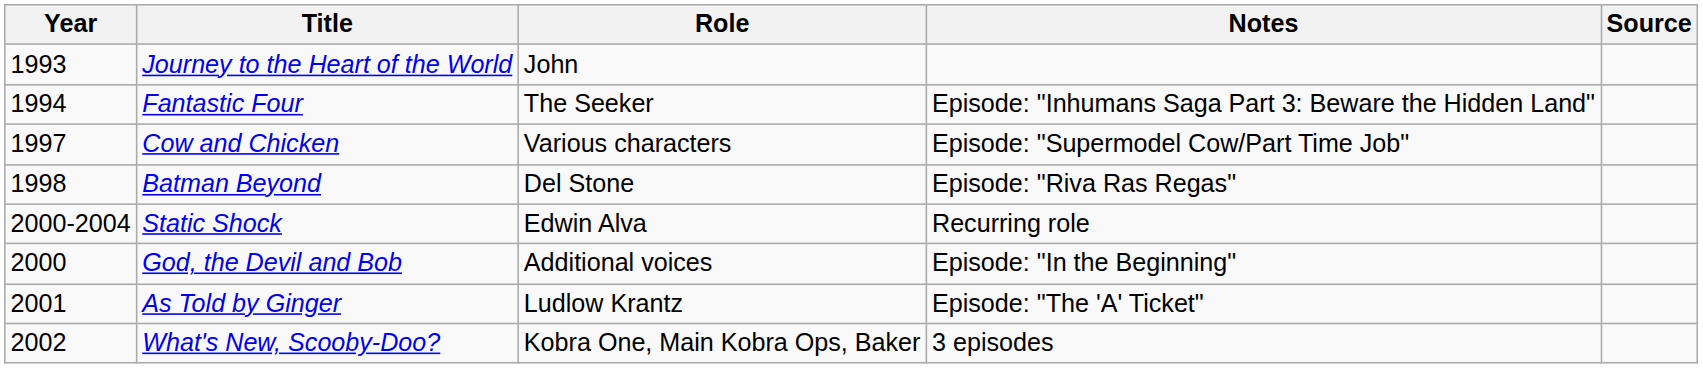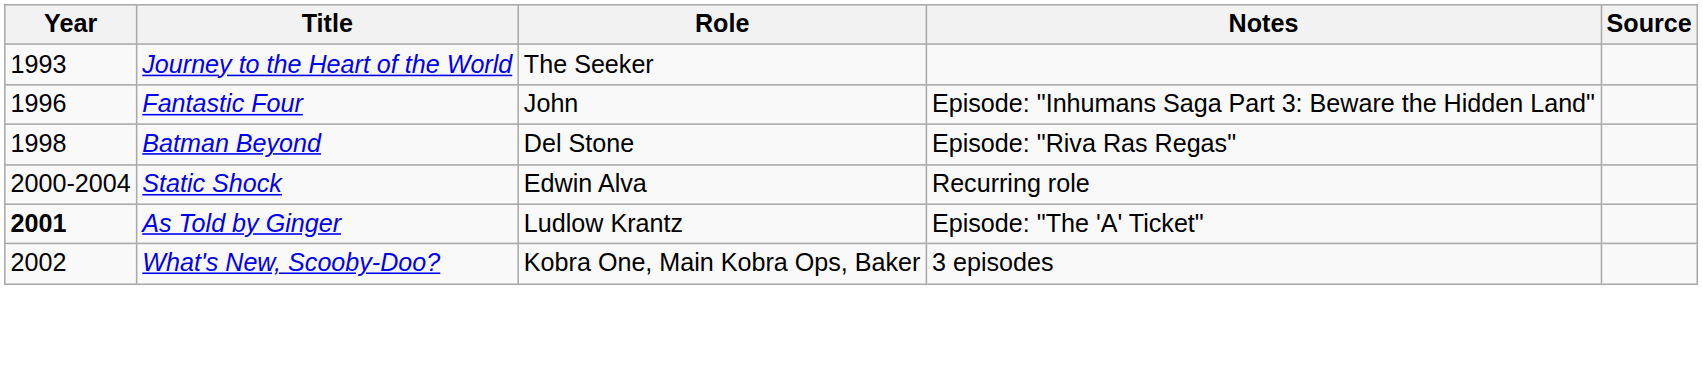(551, 64) John -> (589, 64) The Seeker
(39, 104) 1994 -> (39, 104) 1996
(589, 104) The Seeker -> (551, 104) John
- row: (241, 143)
- row: (272, 263)
(39, 303) normal -> (39, 223) bold
